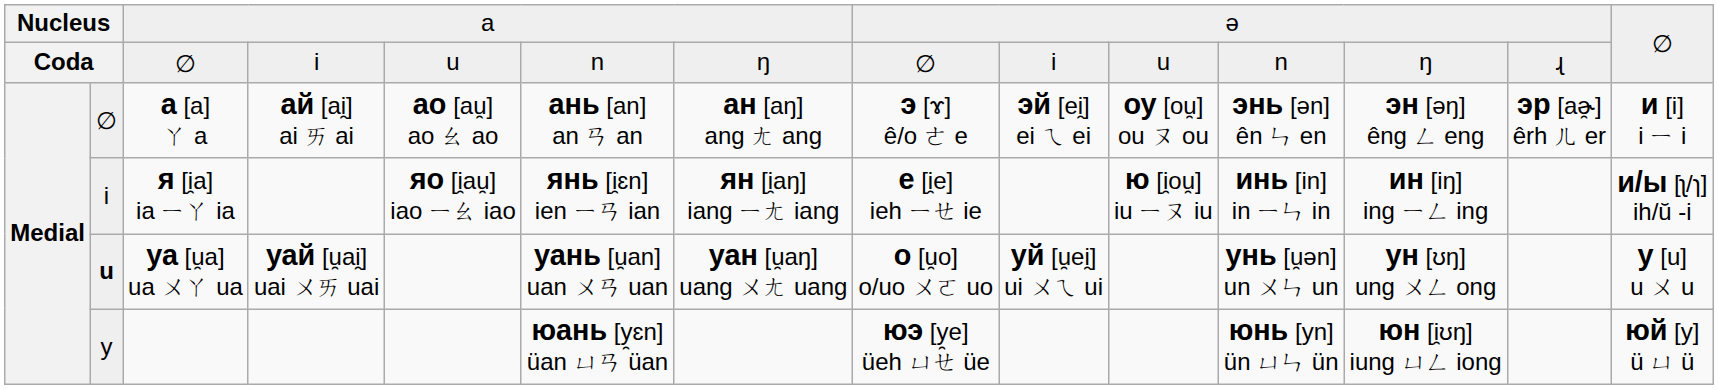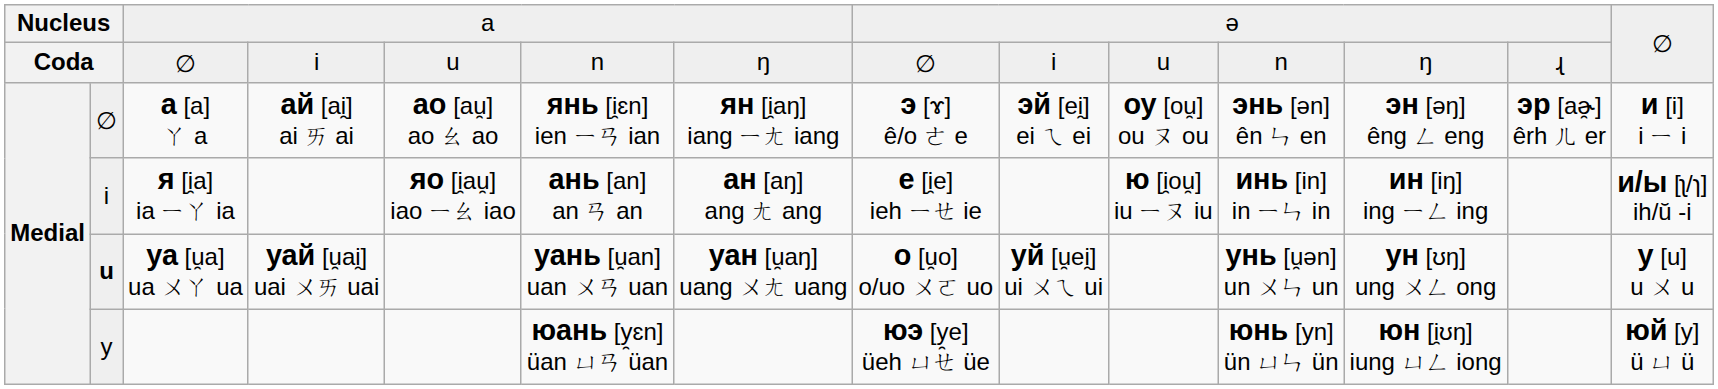(597, 118) ань [an] an ㄢ an -> (598, 118) янь [i̯ɛn] ien ㄧㄢ ian
(763, 118) ан [aŋ] ang ㄤ ang -> (763, 118) ян [i̯aŋ] iang ㄧㄤ iang
(598, 193) янь [i̯ɛn] ien ㄧㄢ ian -> (597, 193) ань [an] an ㄢ an
(763, 193) ян [i̯aŋ] iang ㄧㄤ iang -> (763, 193) ан [aŋ] ang ㄤ ang
